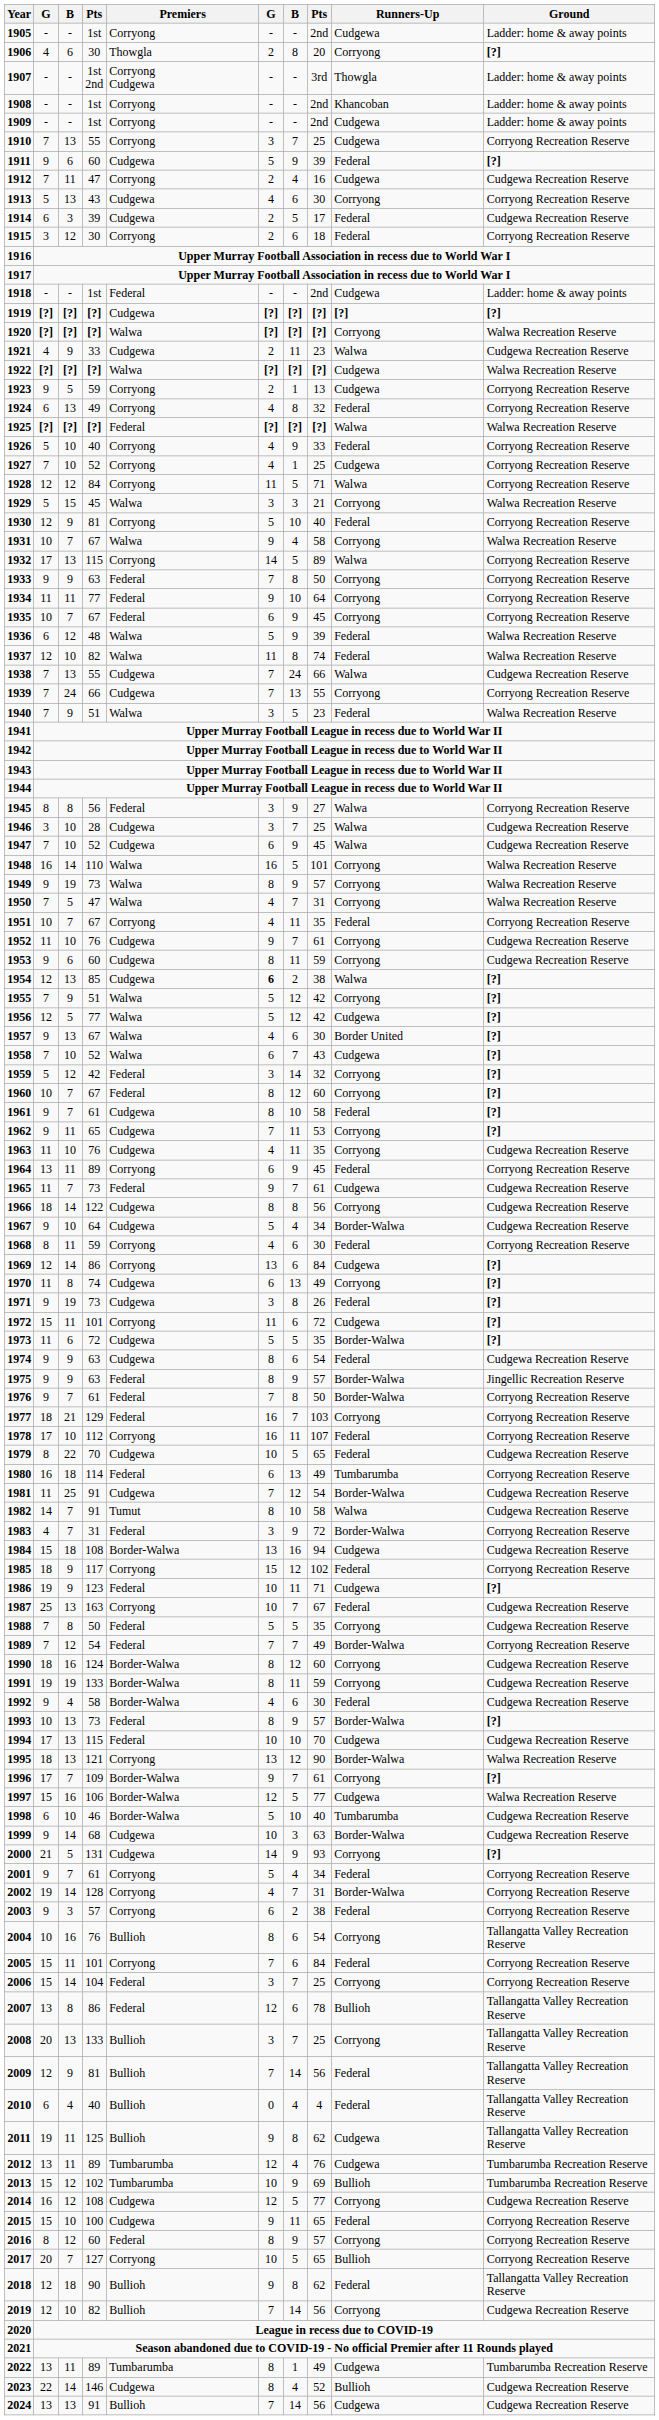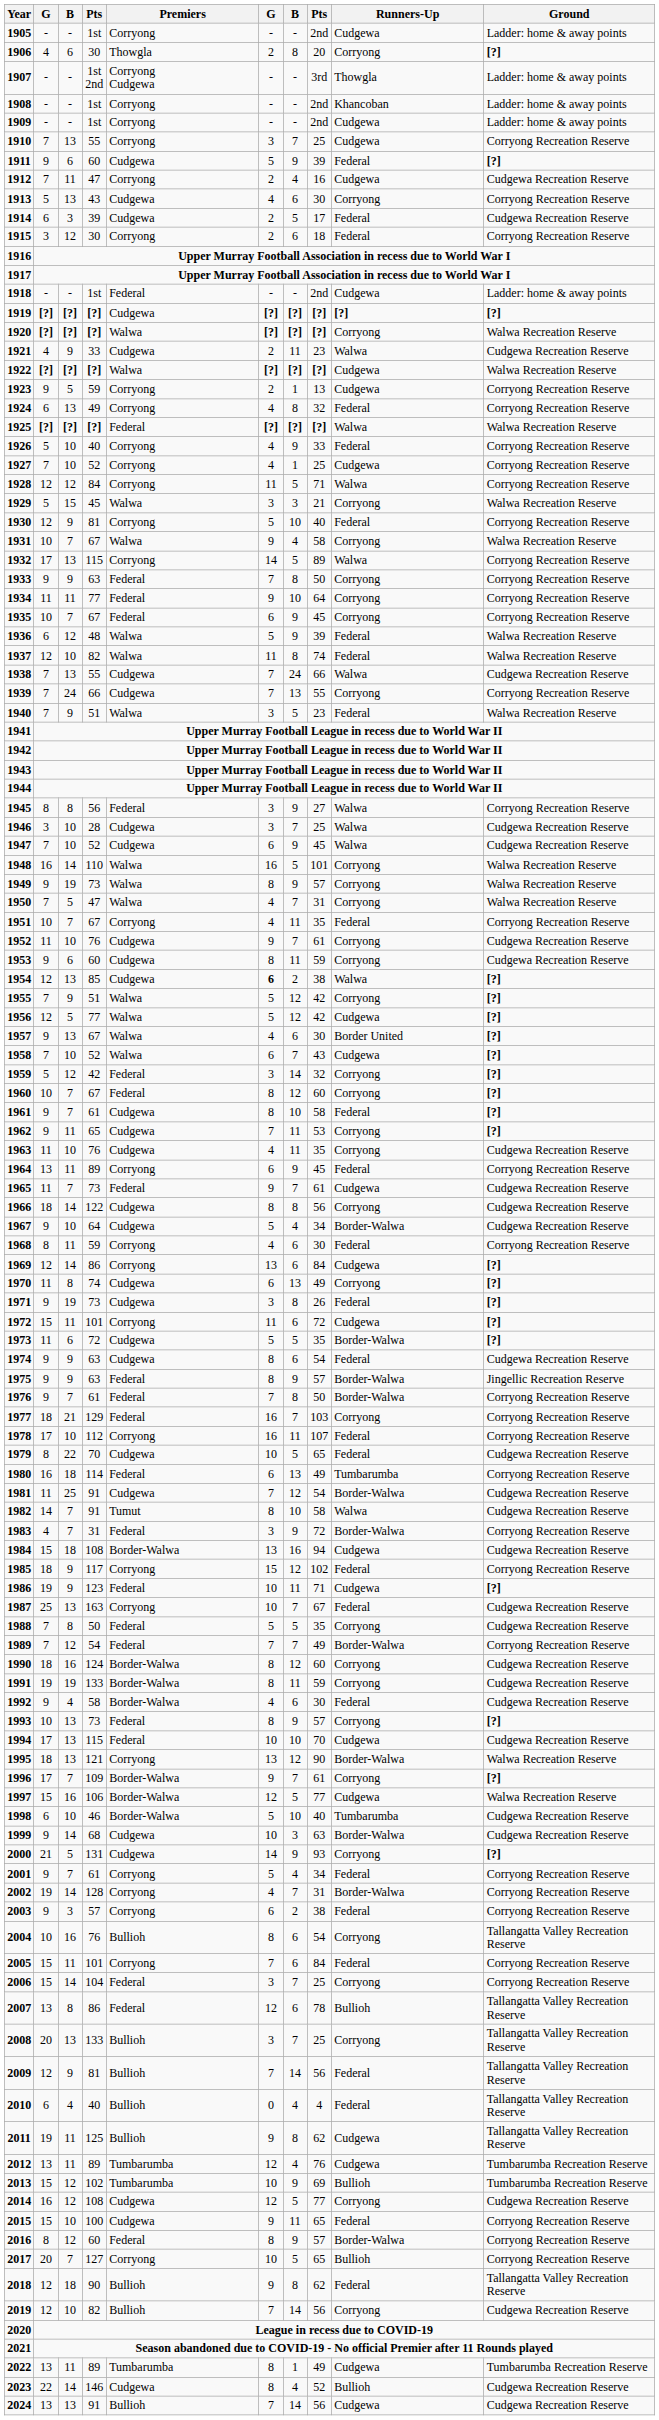(369, 1721) Border-Walwa -> (357, 1721) Corryong
(357, 2240) Corryong -> (369, 2240) Border-Walwa
